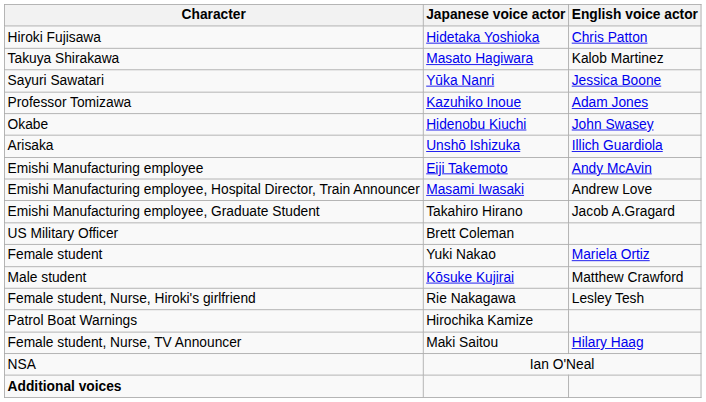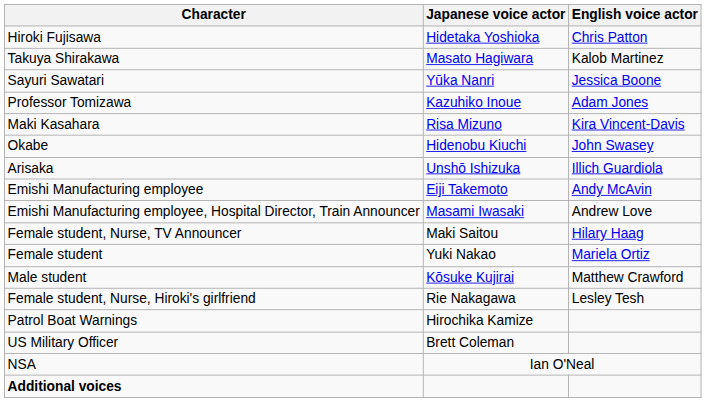+ row: (53, 124)
- row: (164, 211)
rows swapped: (125, 342) <-> (63, 233)
